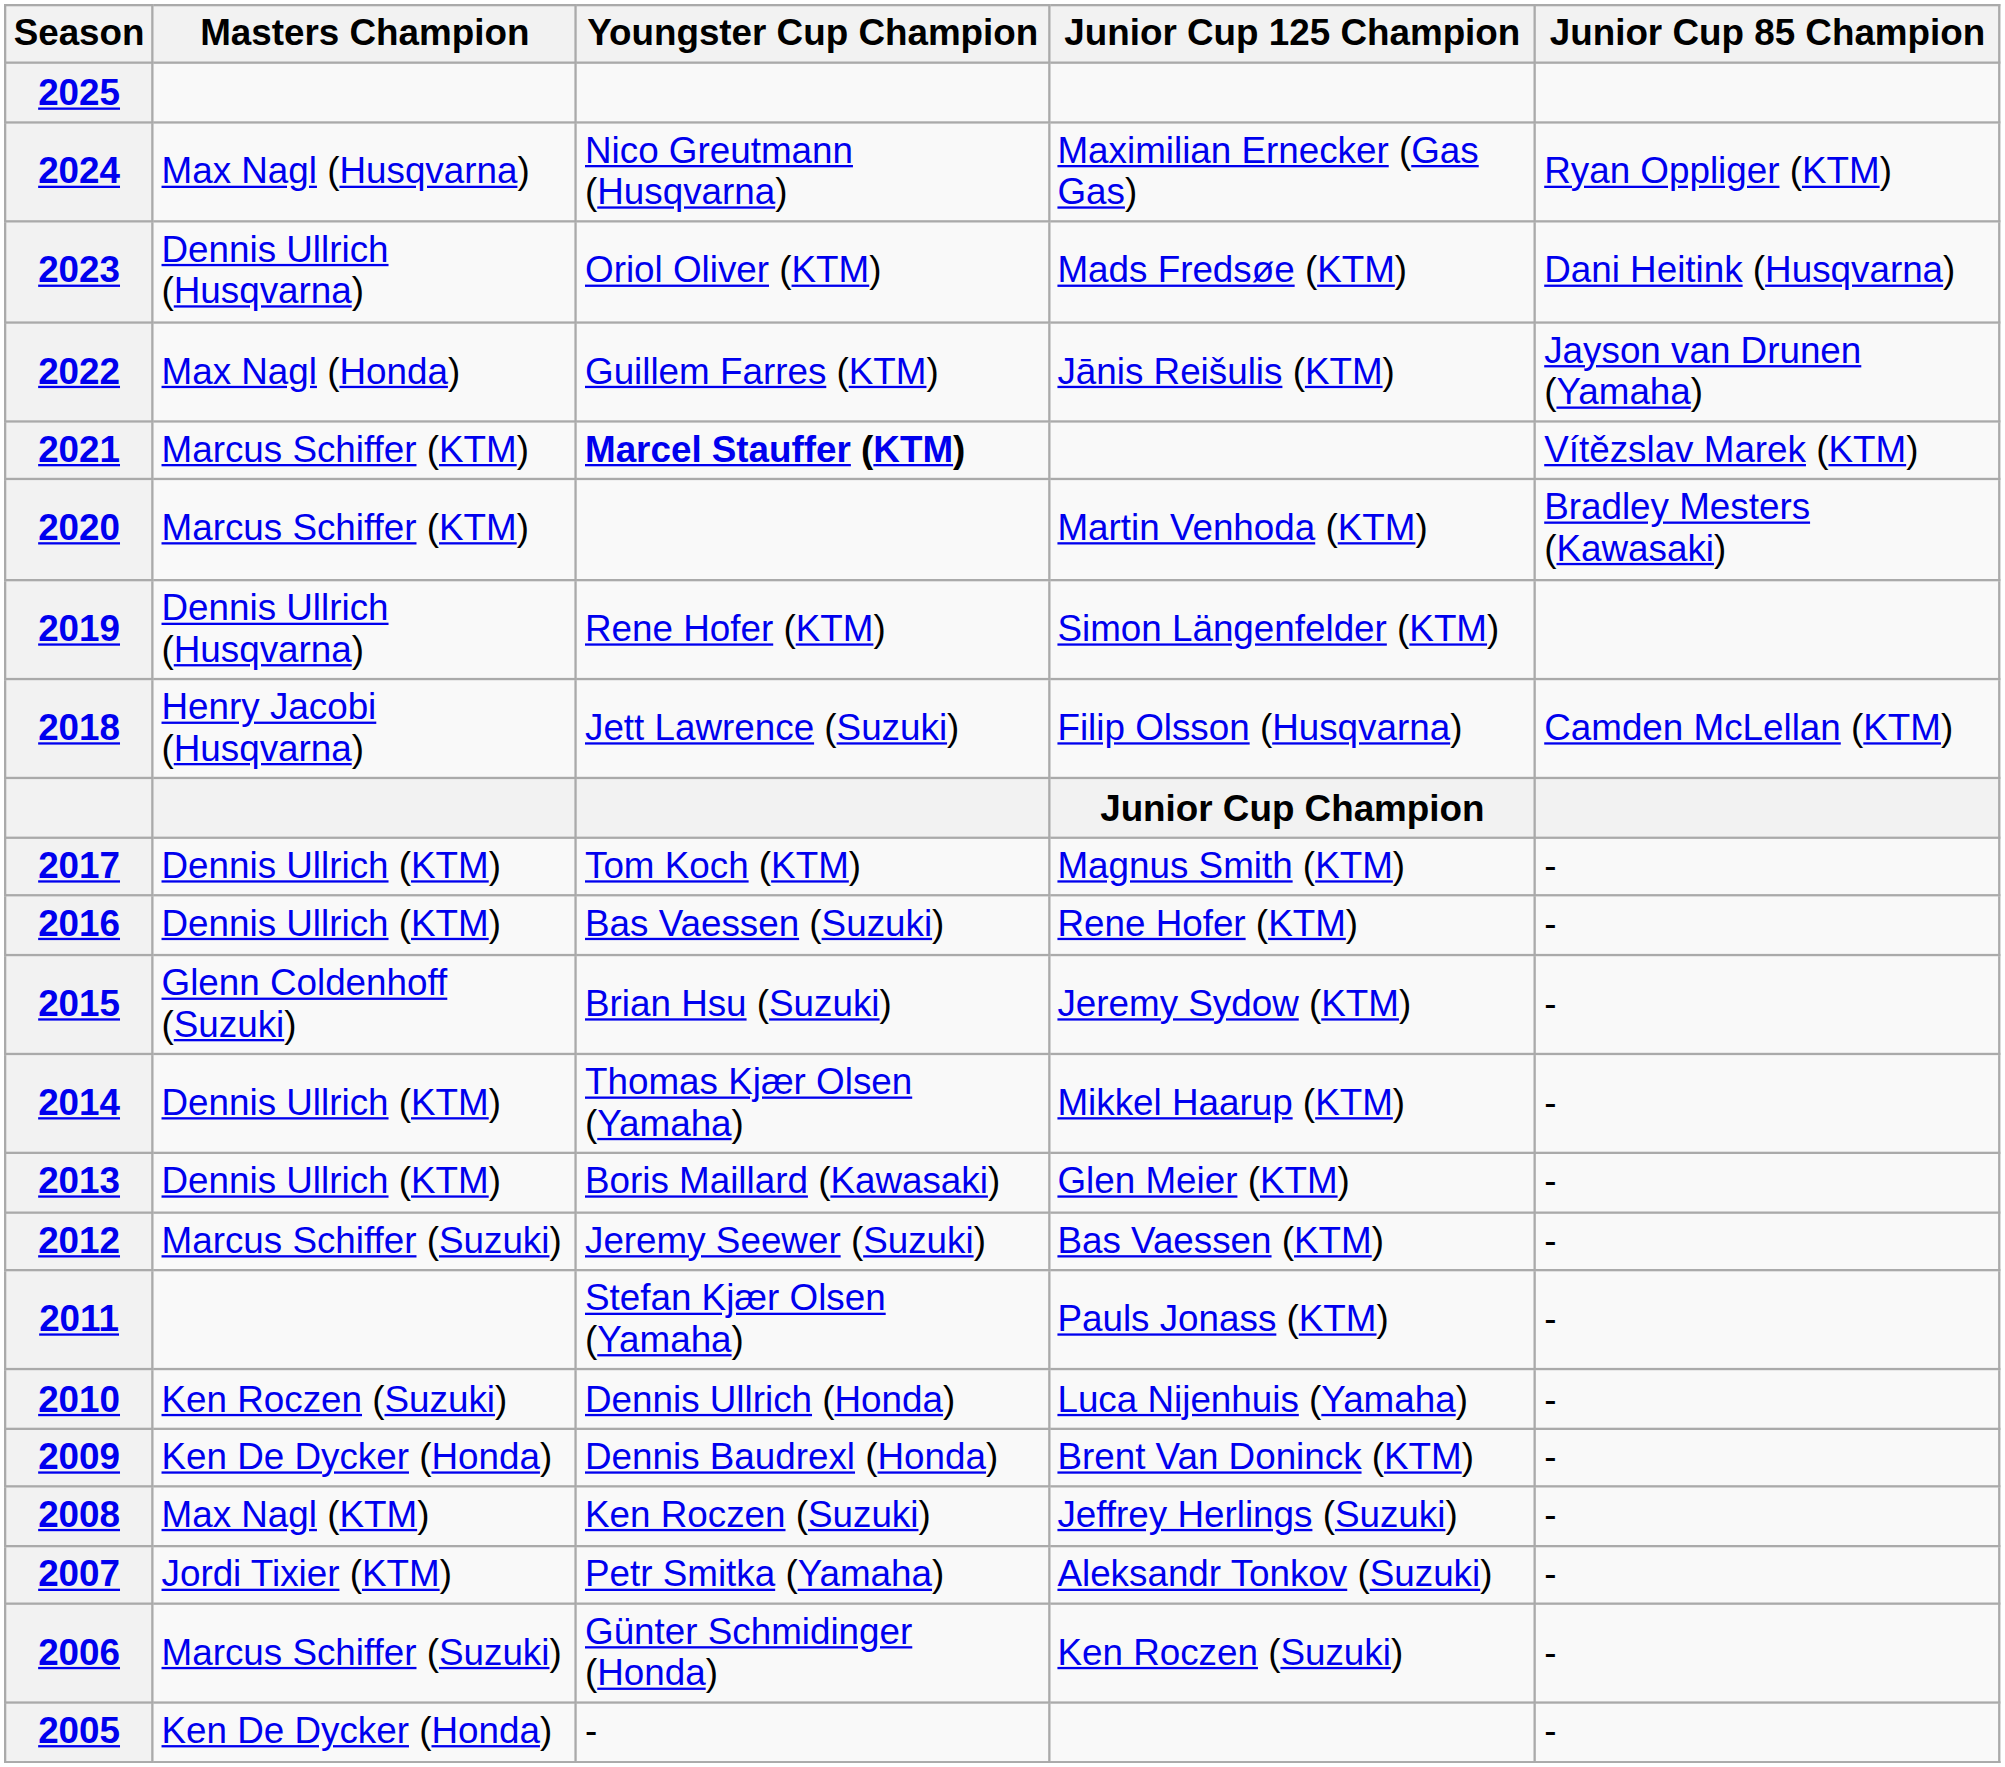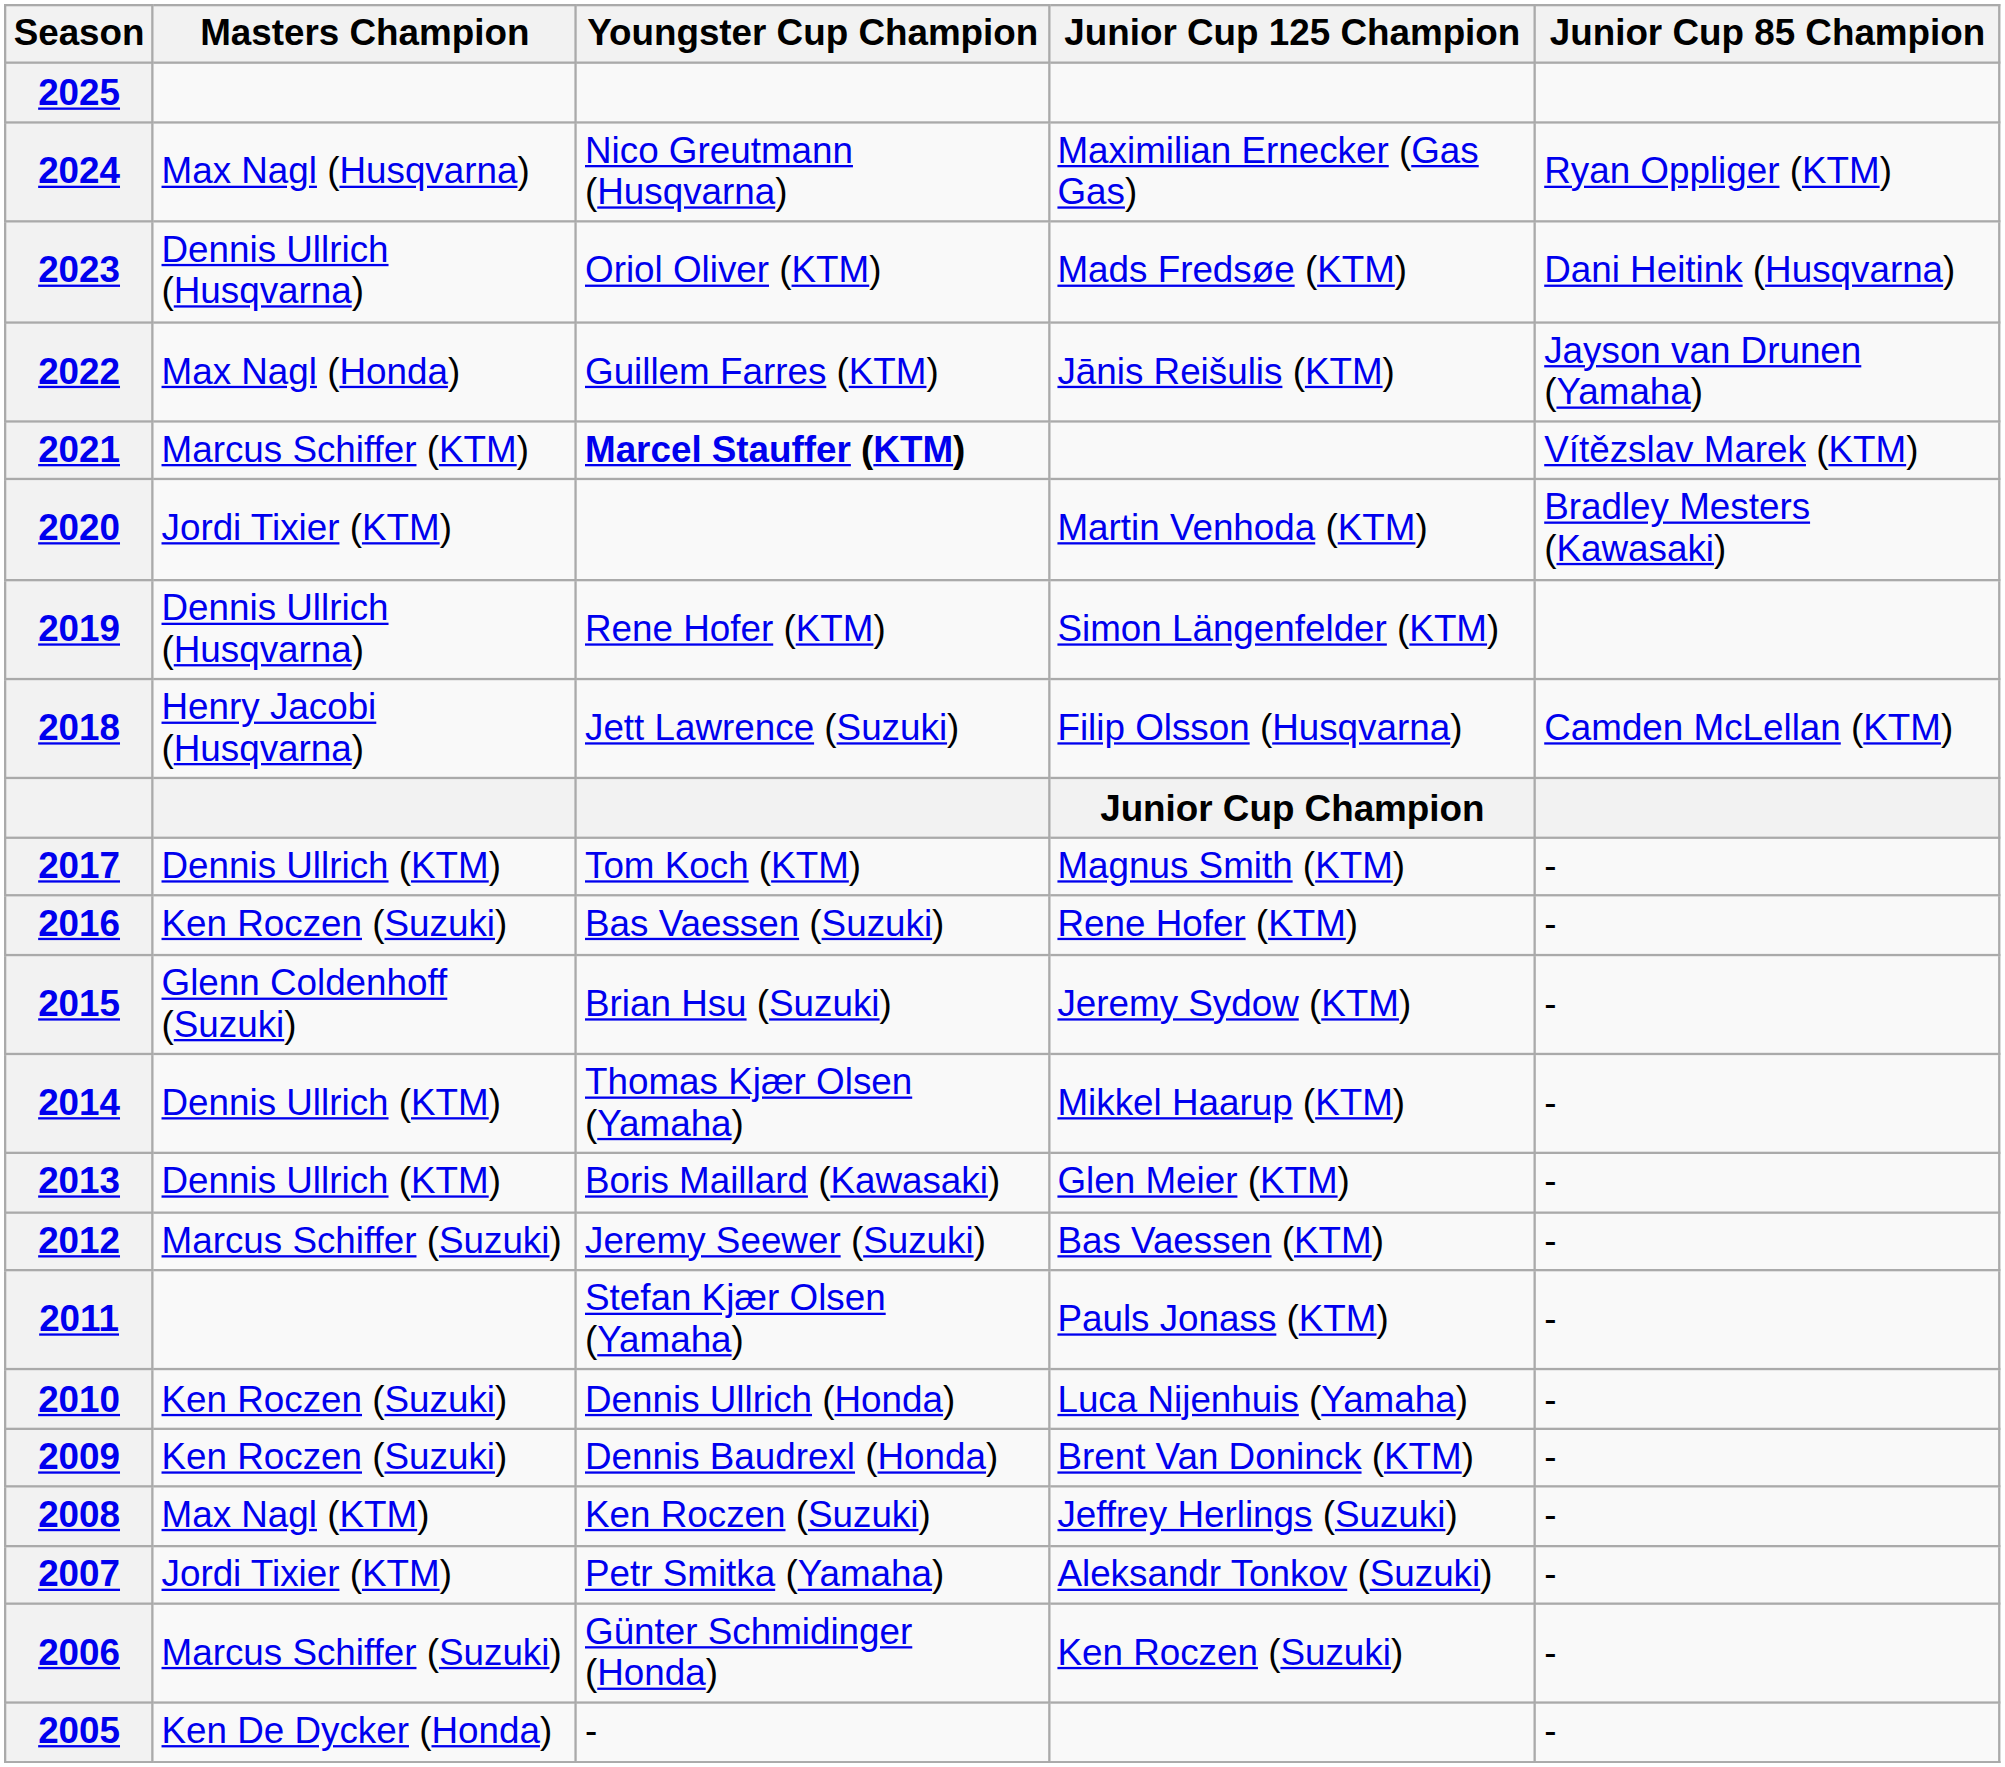(345, 528) Marcus Schiffer (KTM) -> (307, 528) Jordi Tixier (KTM)
(331, 924) Dennis Ullrich (KTM) -> (334, 924) Ken Roczen (Suzuki)
(357, 1456) Ken De Dycker (Honda) -> (334, 1456) Ken Roczen (Suzuki)
